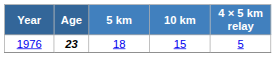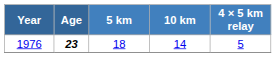(180, 44) 15 -> (180, 44) 14
